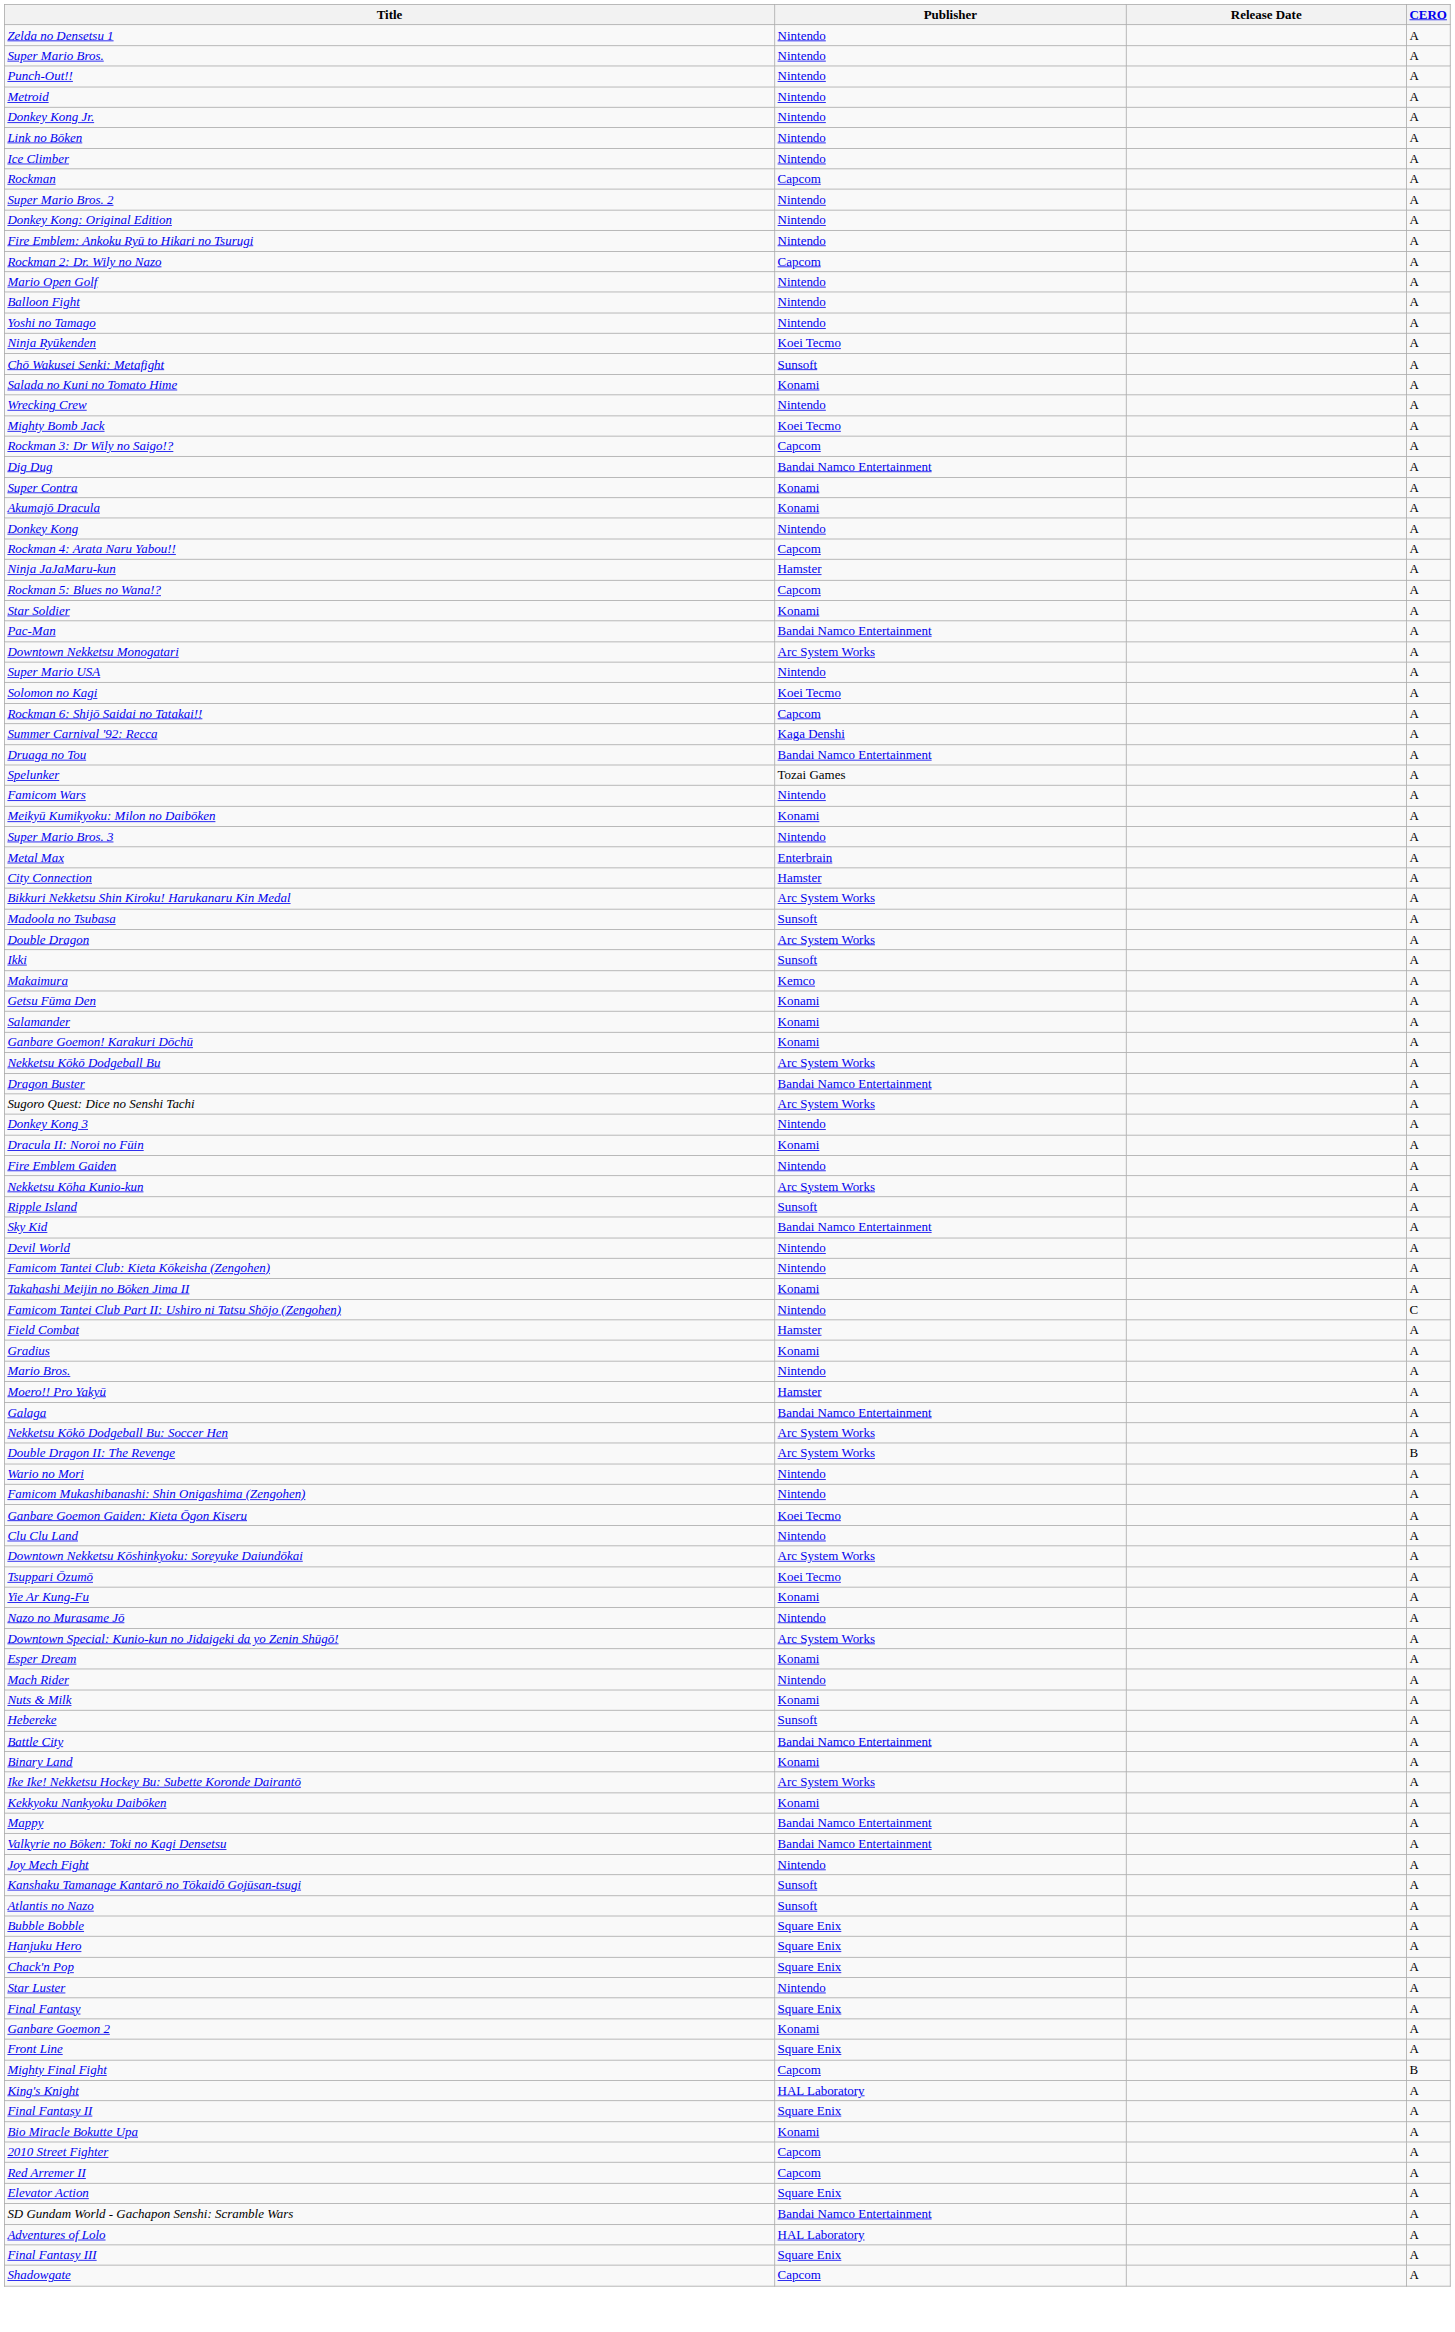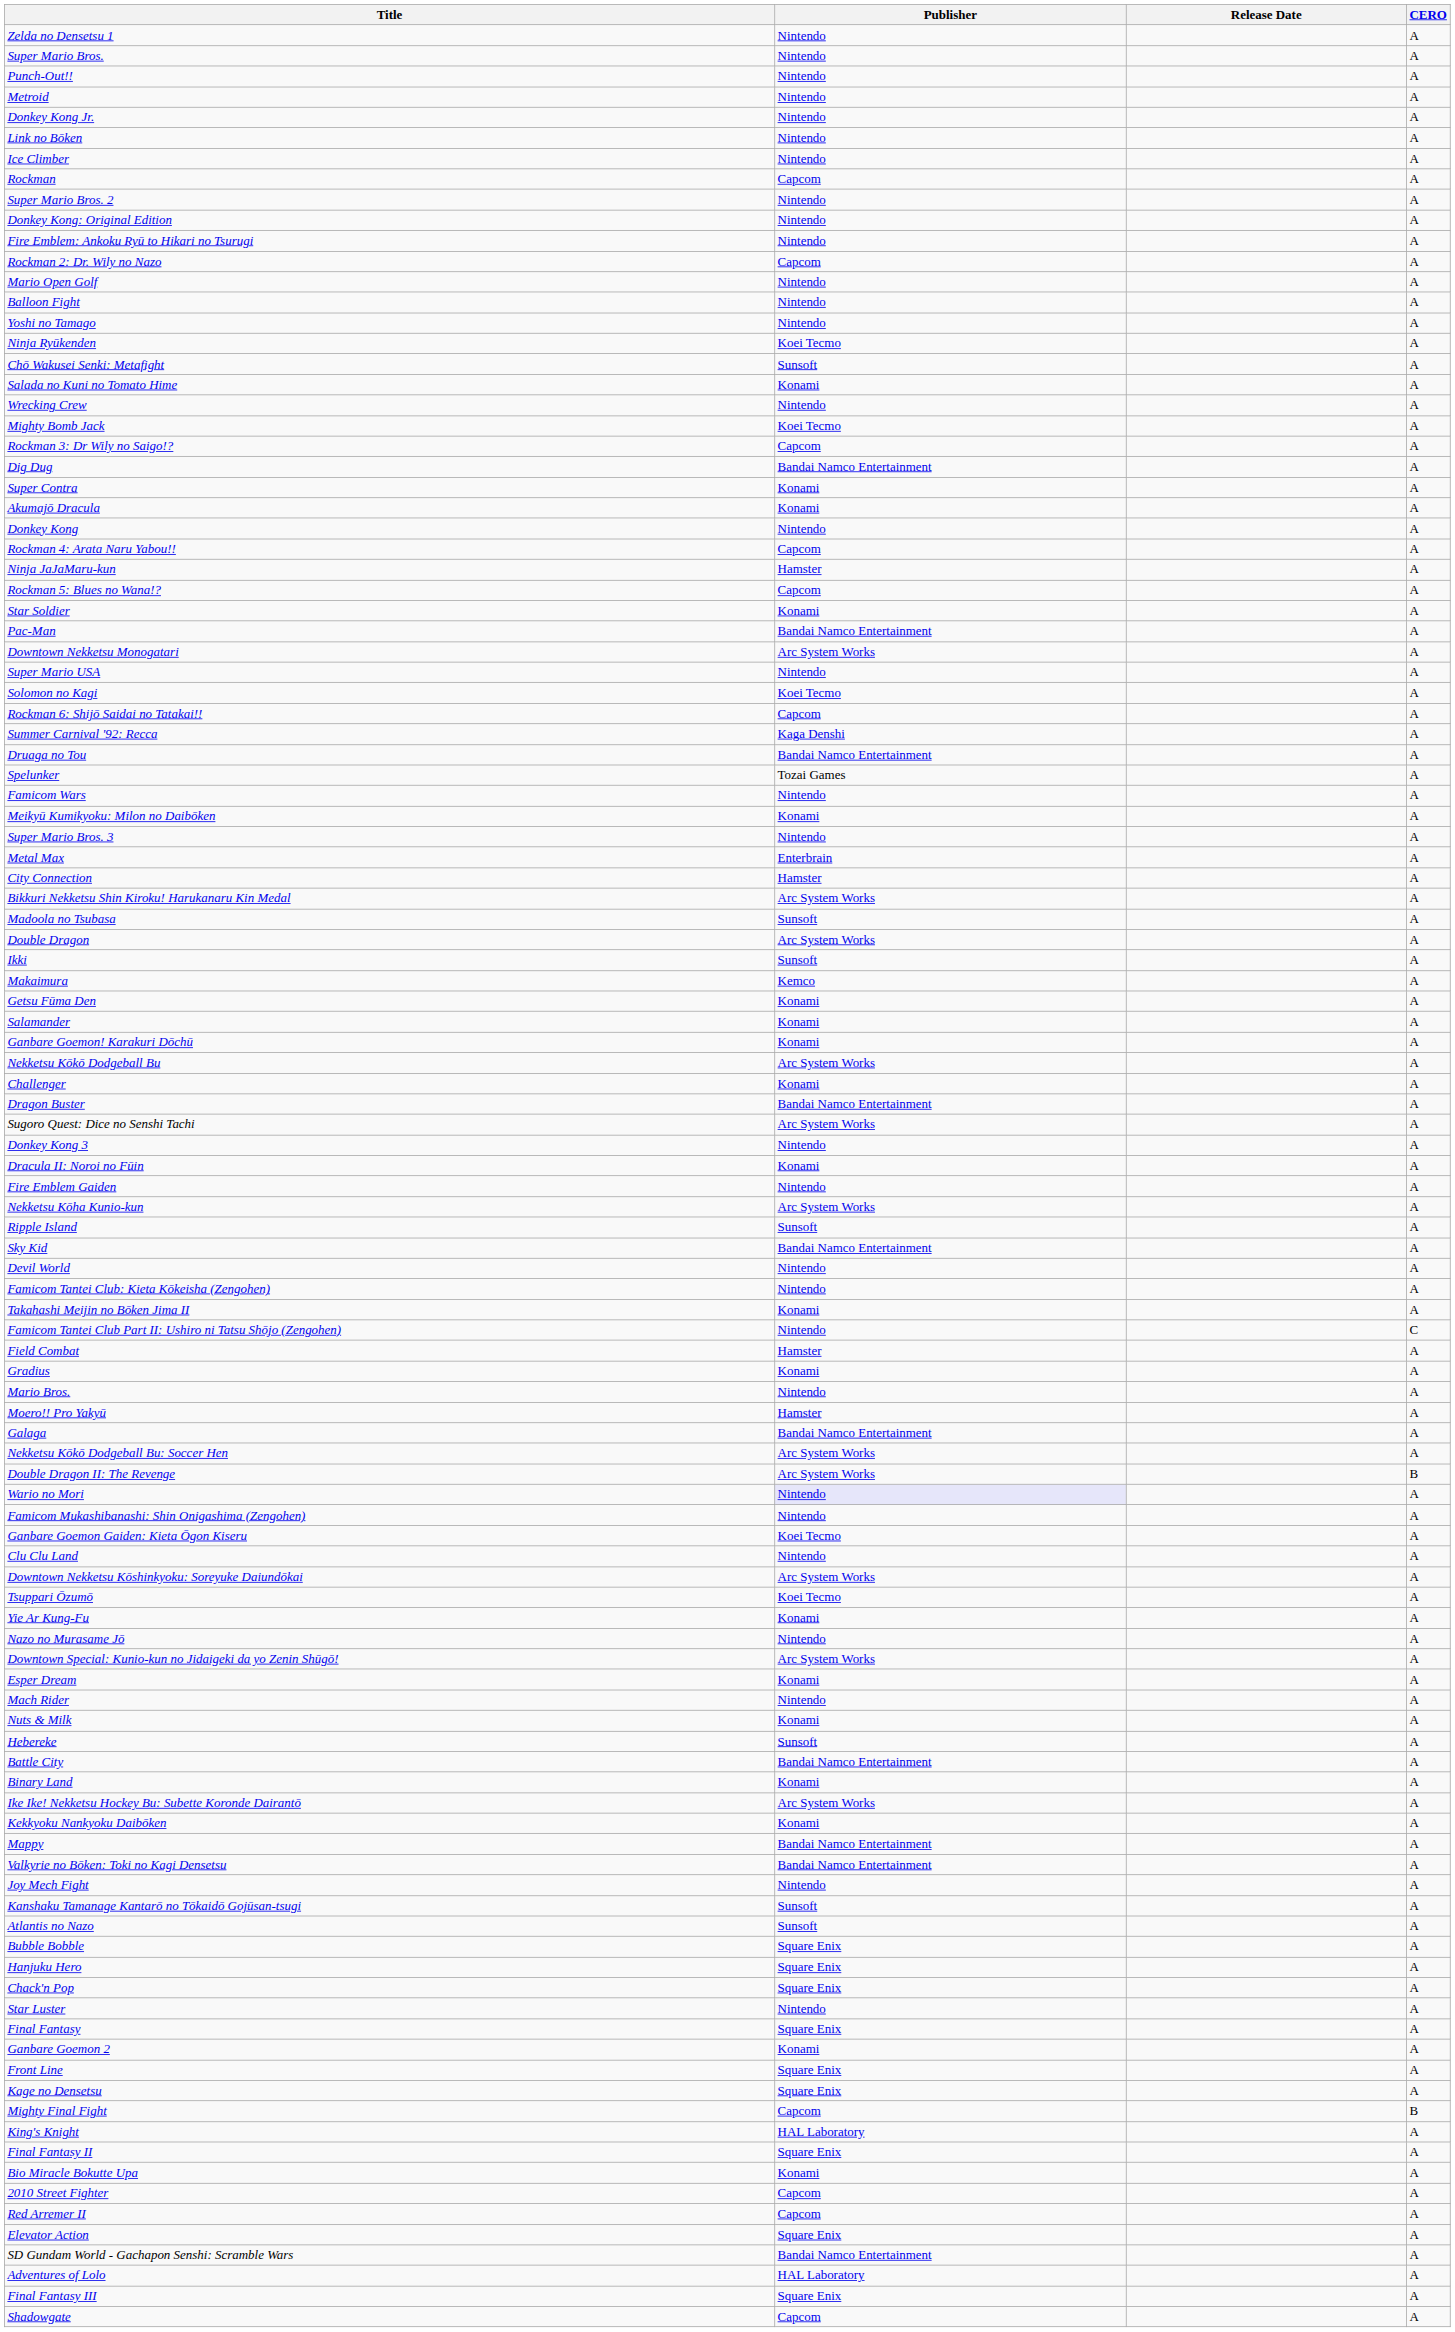+ row: (37, 1083)
(802, 1474) no background -> (802, 1494) lavender background
+ row: (55, 2090)
